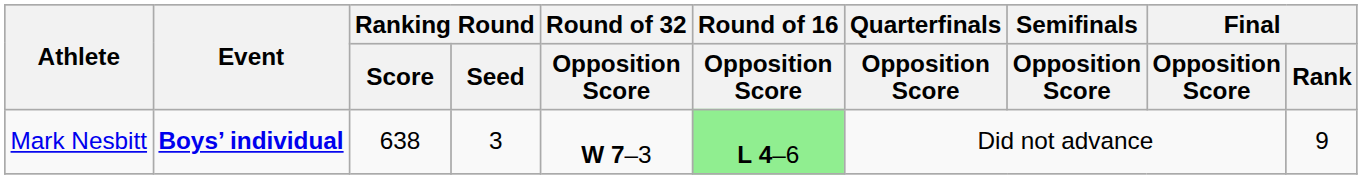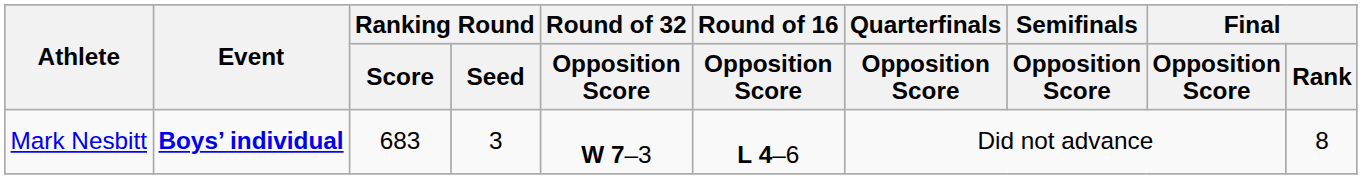(400, 142) 638 -> (400, 142) 683
(768, 155) lightgreen background -> (768, 155) no background
(1322, 142) 9 -> (1322, 142) 8
